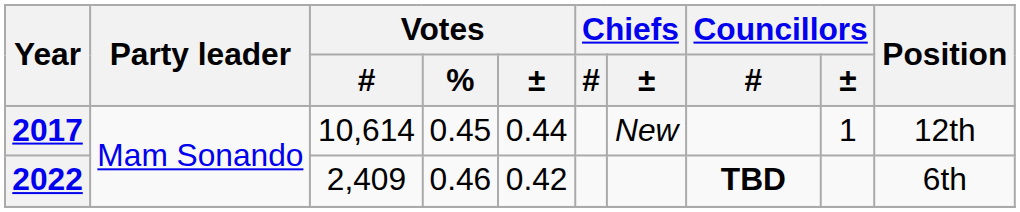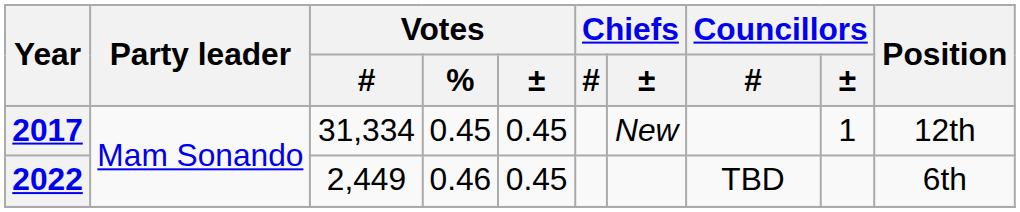(366, 130) 10,614 -> (366, 130) 31,334
(537, 130) 0.44 -> (537, 130) 0.45
(366, 180) 2,409 -> (366, 180) 2,449
(537, 180) 0.42 -> (537, 180) 0.45
(753, 180) bold -> (753, 180) normal
